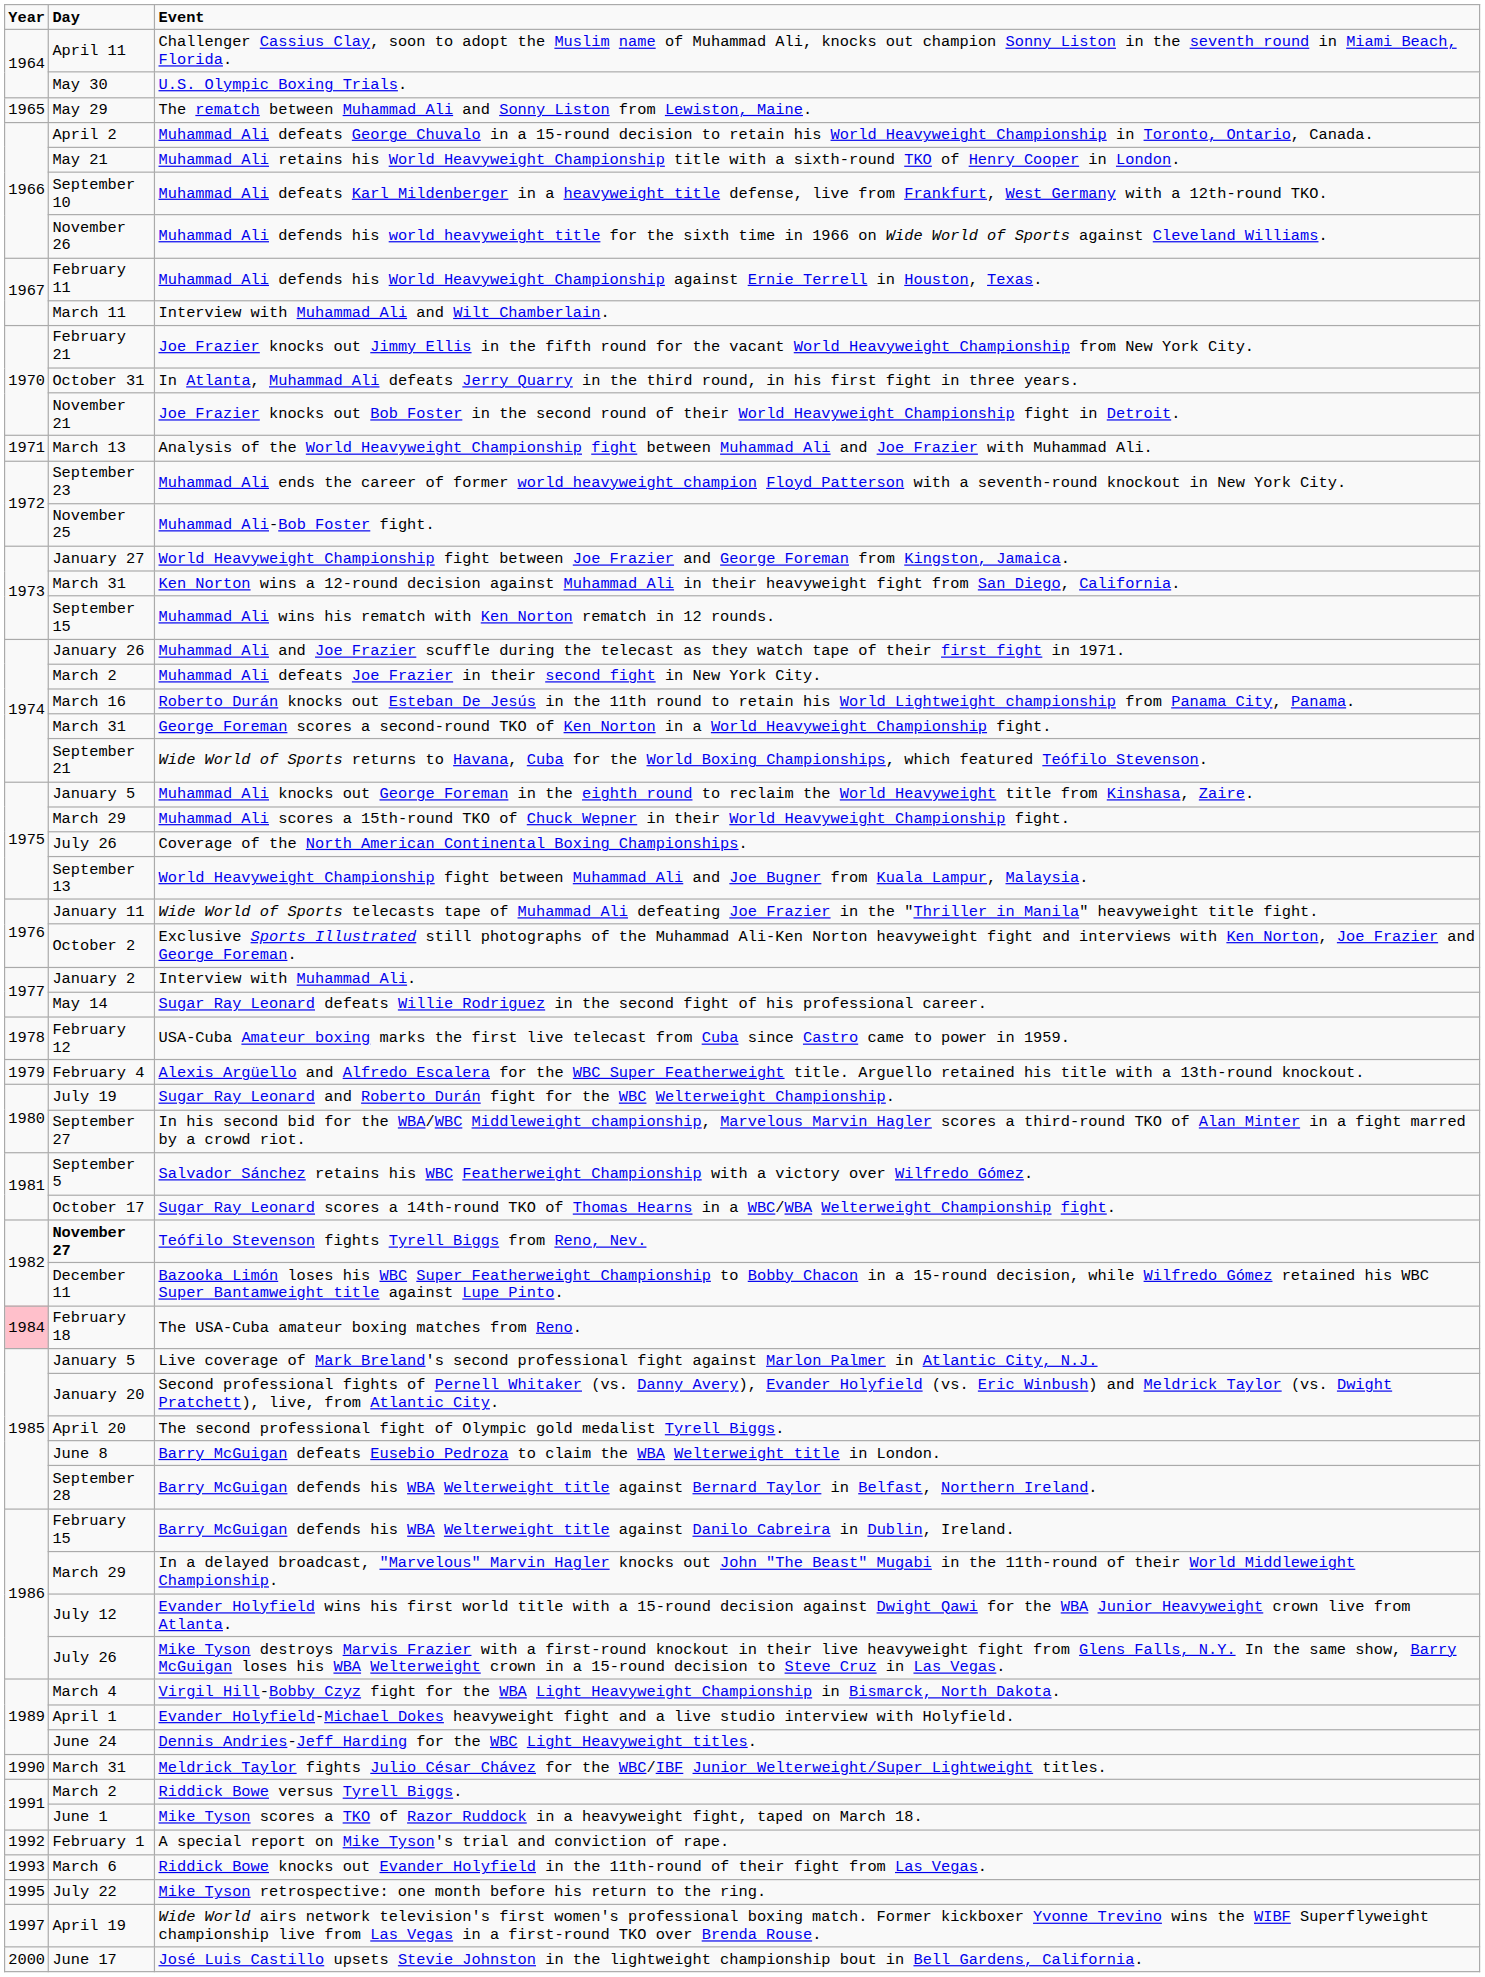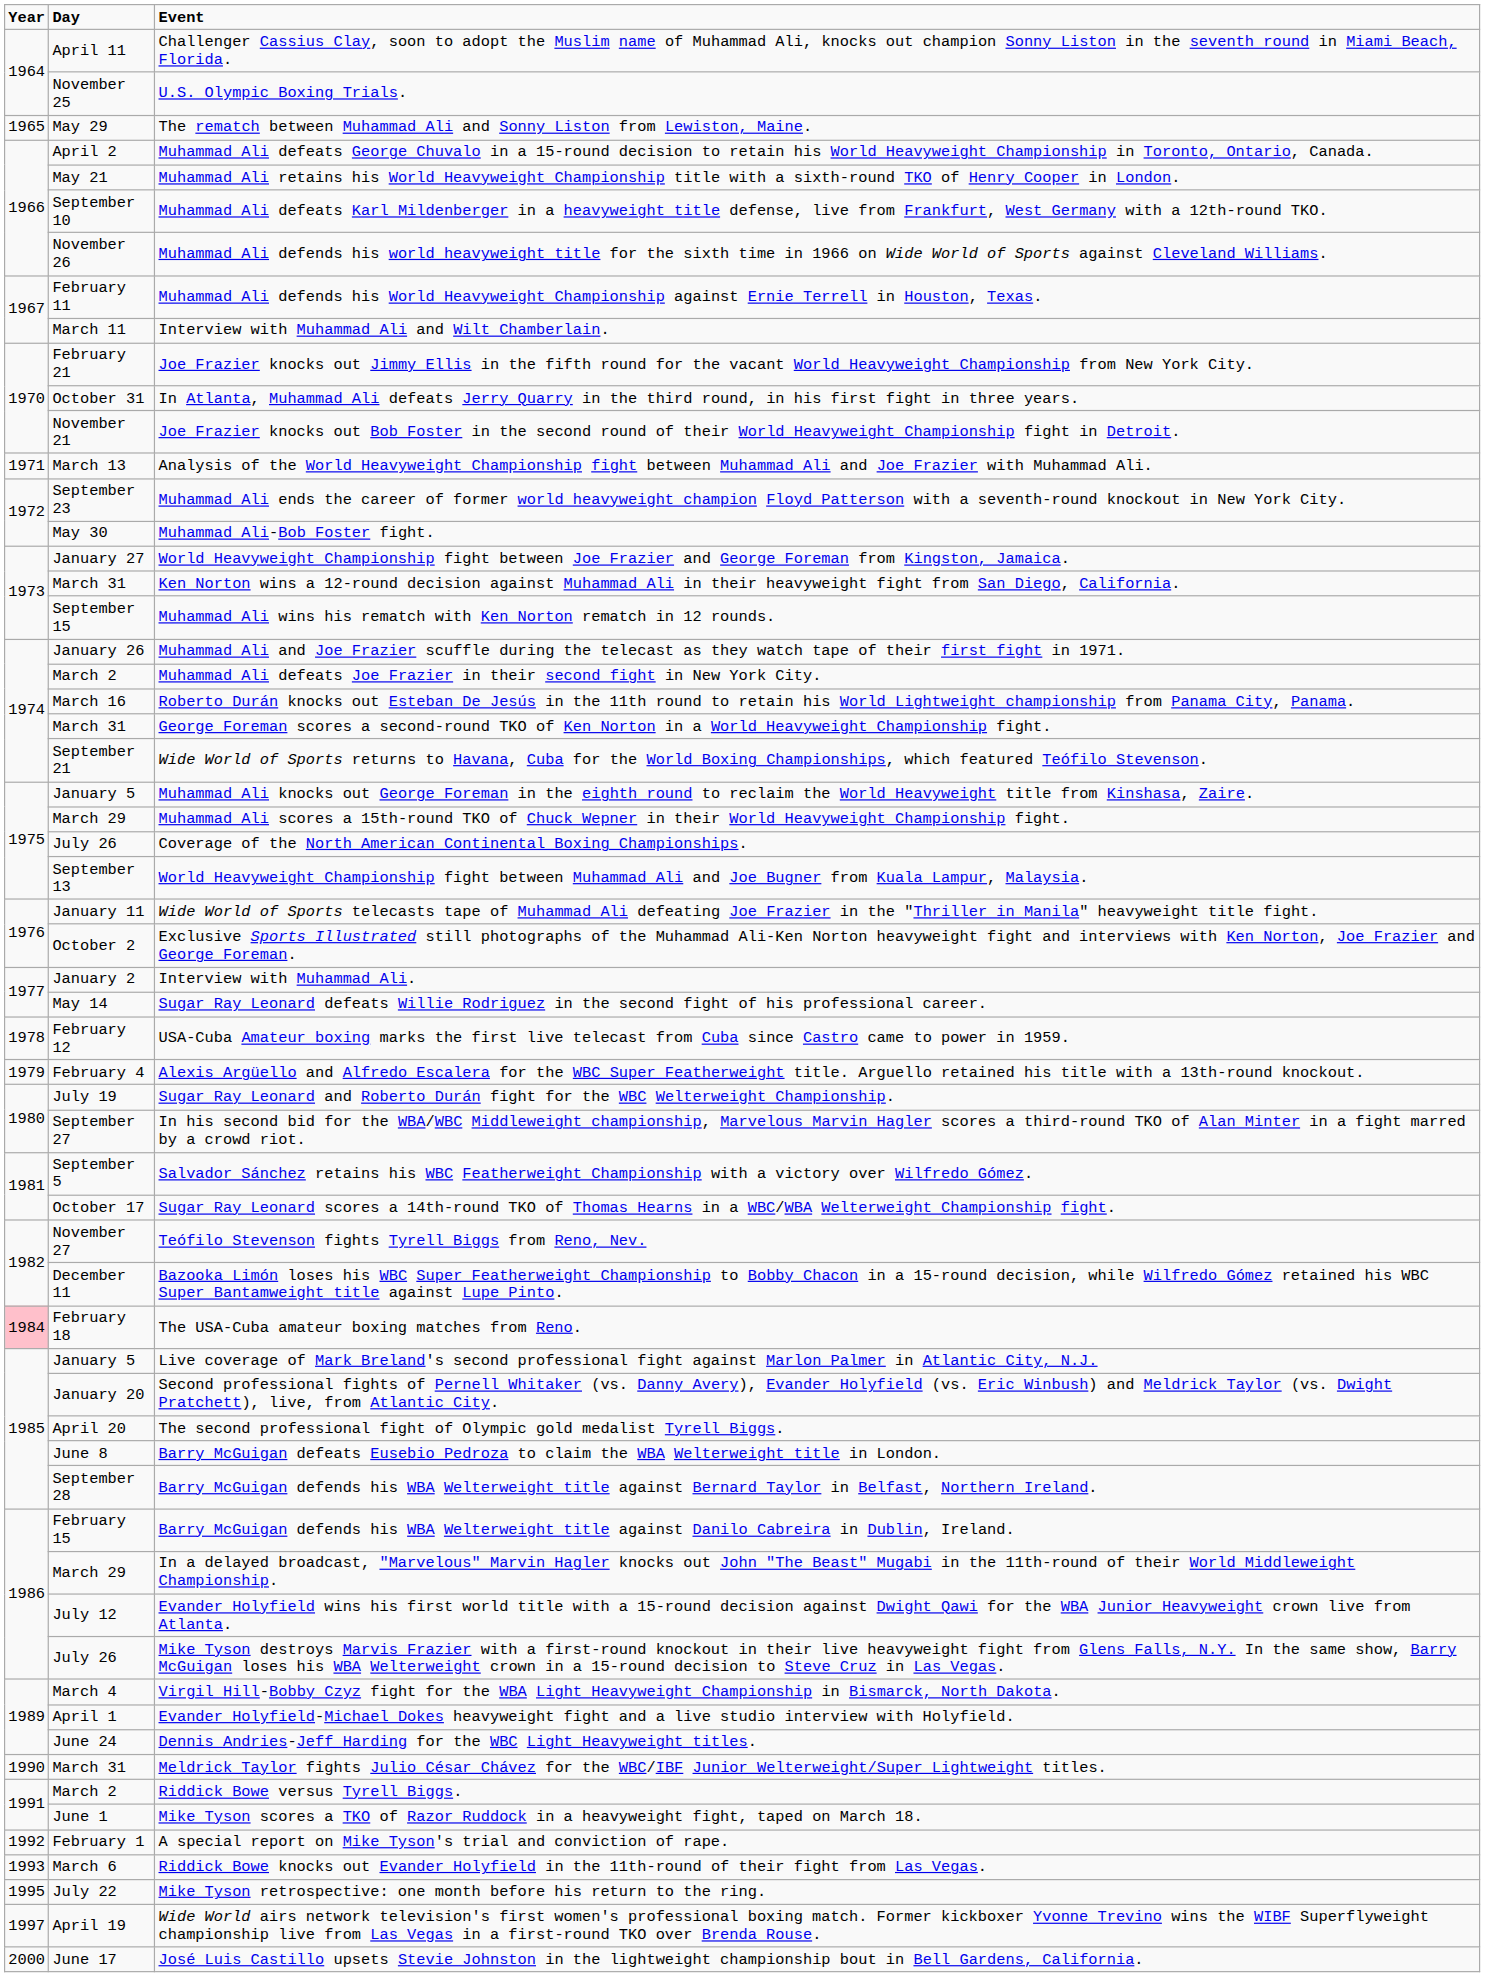(80, 85) May 30 -> (89, 94) November 25
(89, 525) November 25 -> (80, 534) May 30
(89, 1241) bold -> (89, 1241) normal
